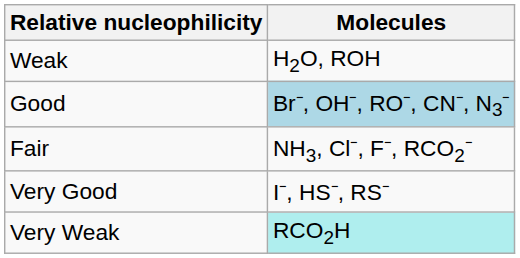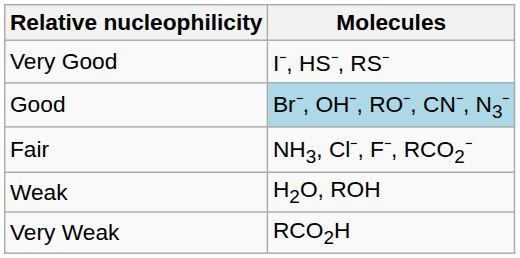rows swapped: (64, 191) <-> (39, 60)
(312, 233) paleturquoise background -> (312, 233) no background
